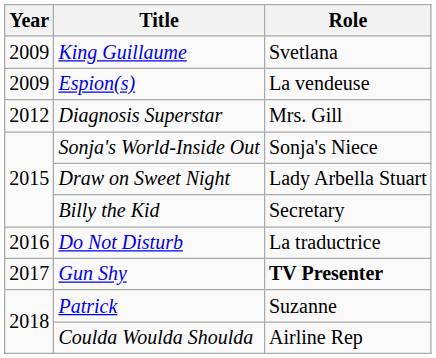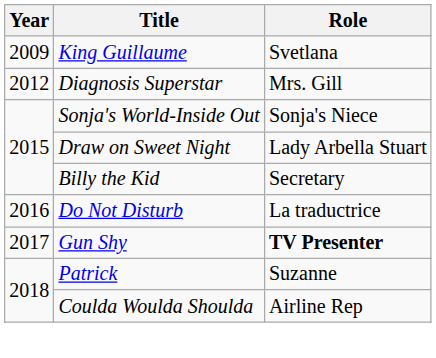- row: (97, 83)
